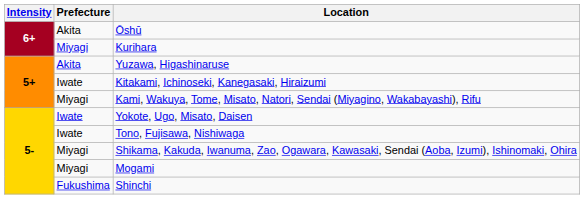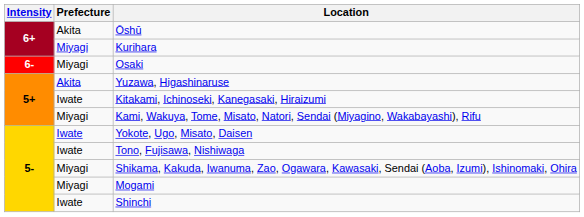+ row: (129, 64)
(83, 185) Fukushima -> (70, 202) Iwate
